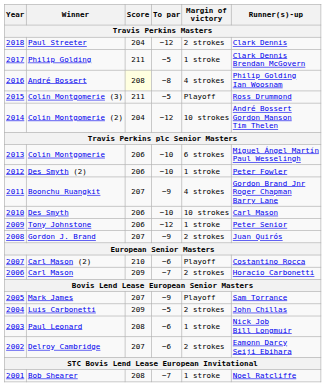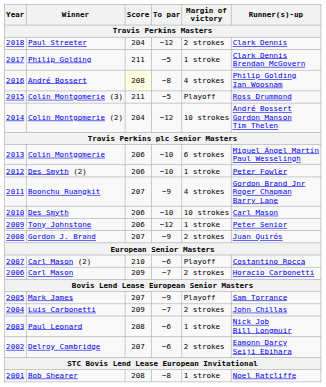(167, 310) −5 -> (167, 310) −7
(167, 376) −7 -> (167, 376) −8
